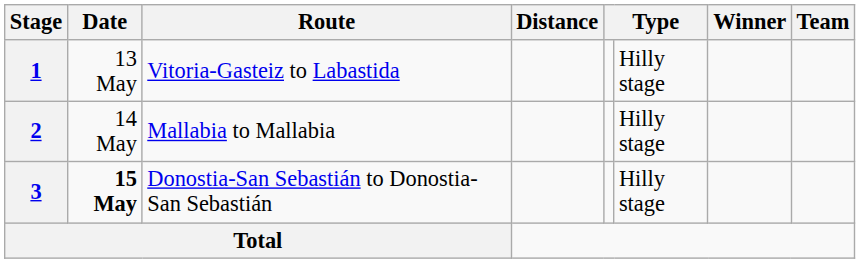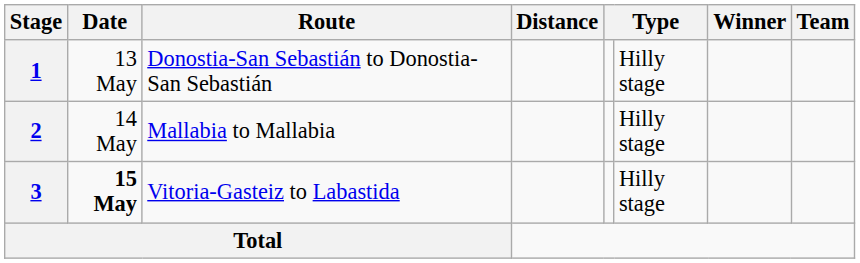(273, 70) Vitoria-Gasteiz to Labastida -> (312, 70) Donostia-San Sebastián to Donostia-San Sebastián
(312, 191) Donostia-San Sebastián to Donostia-San Sebastián -> (273, 191) Vitoria-Gasteiz to Labastida
